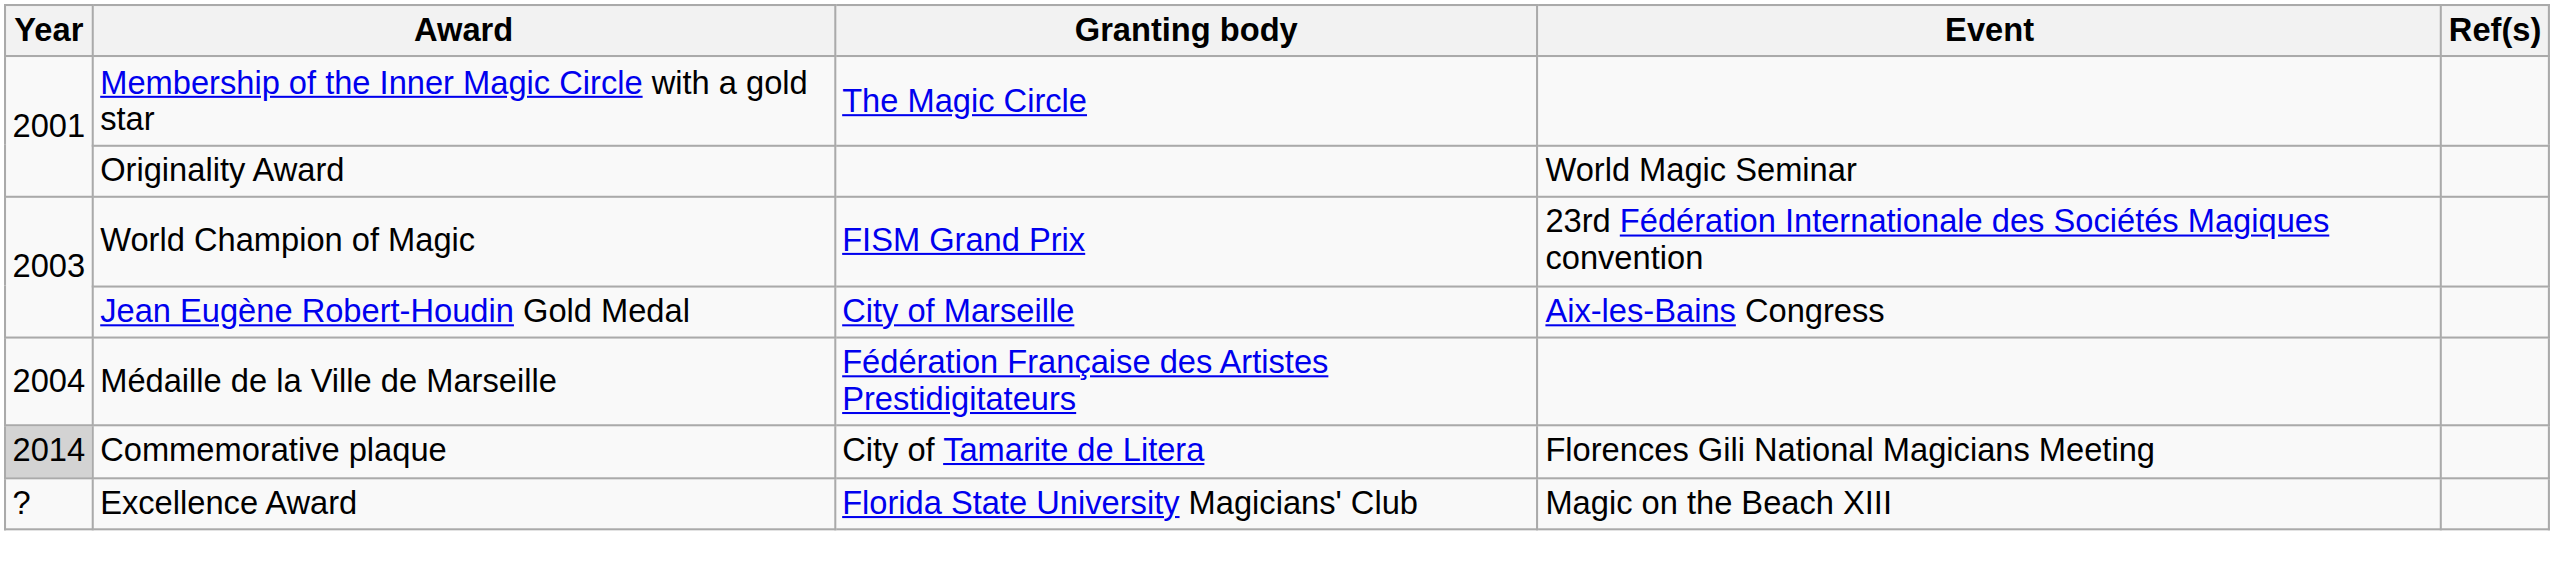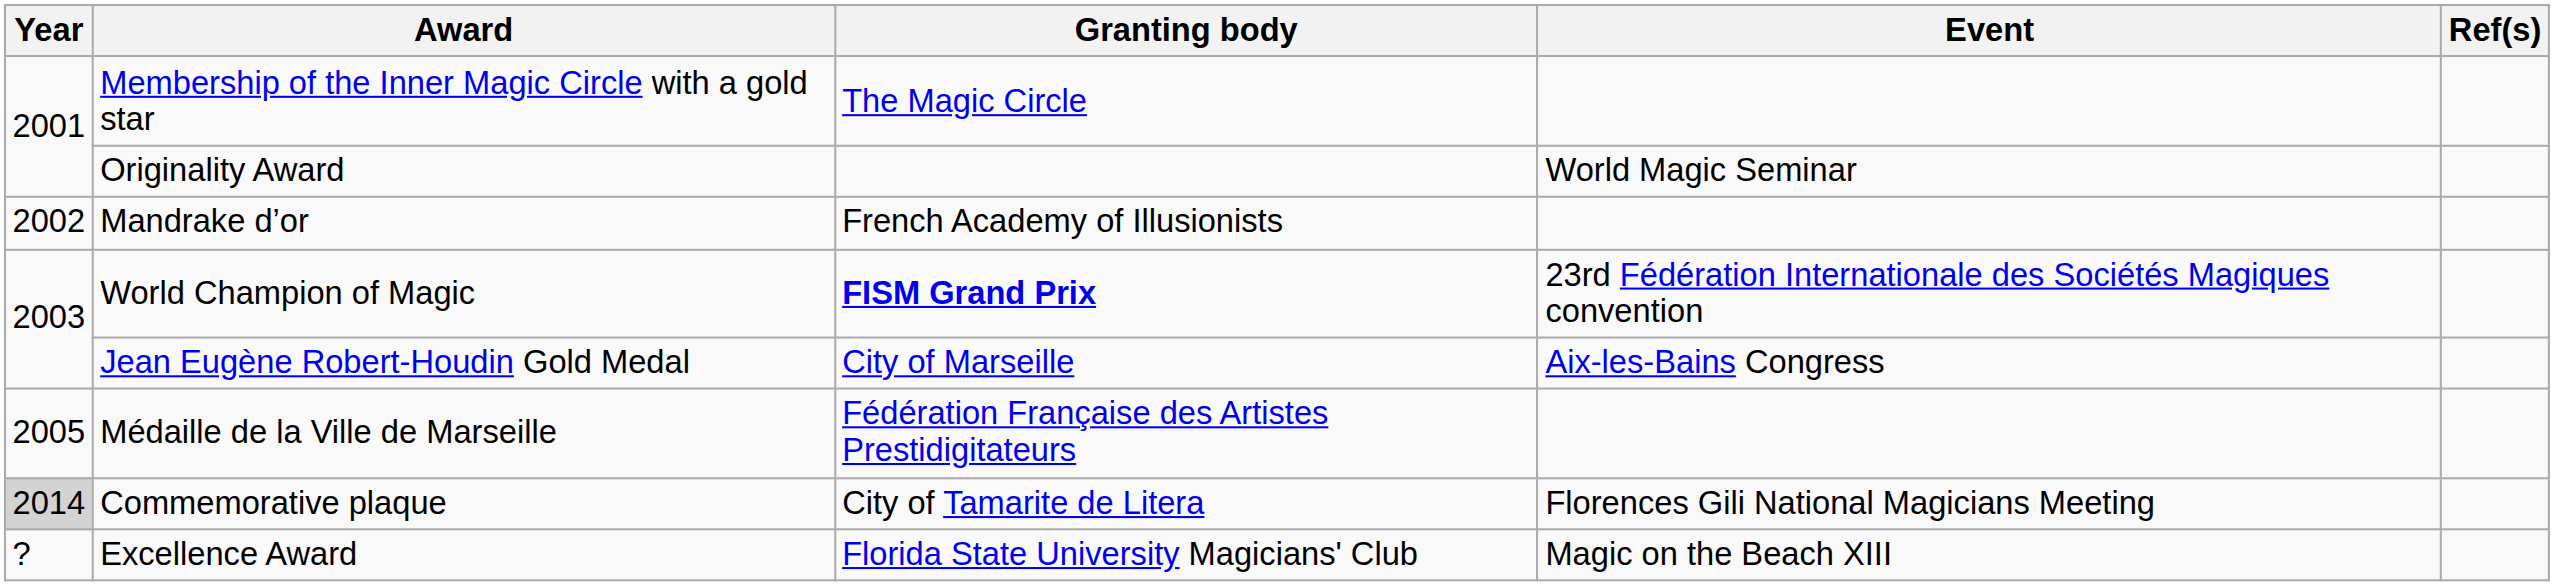+ row: (205, 222)
(964, 240) normal -> (969, 292) bold
(49, 381) 2004 -> (49, 432) 2005
